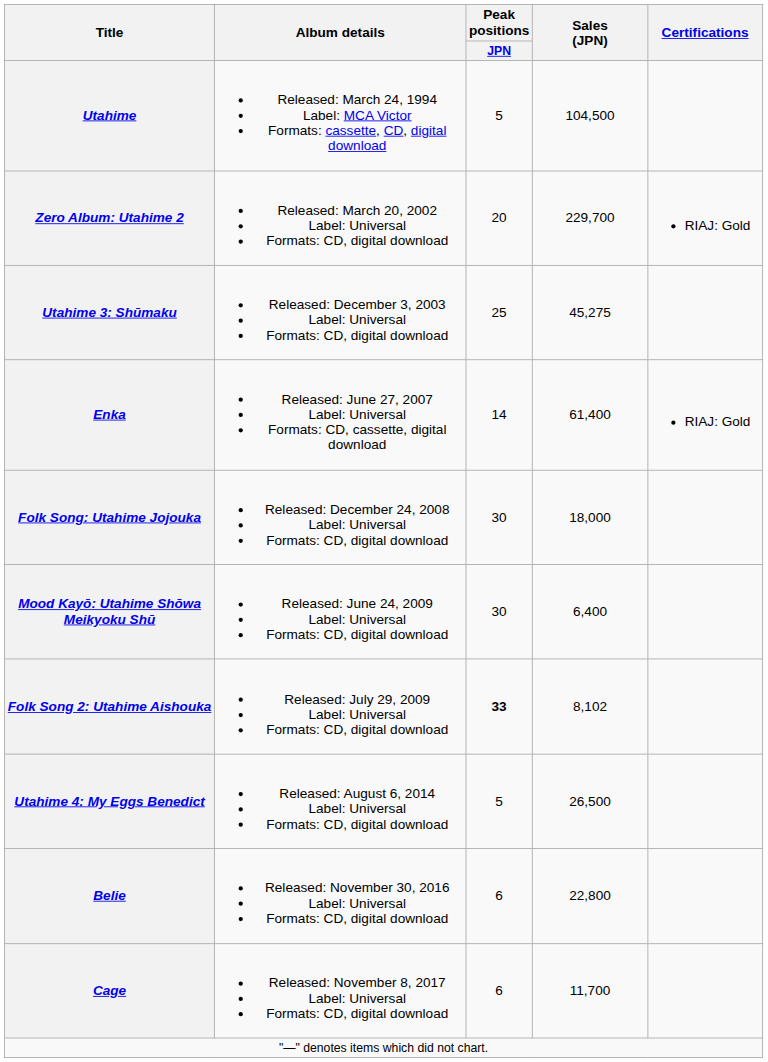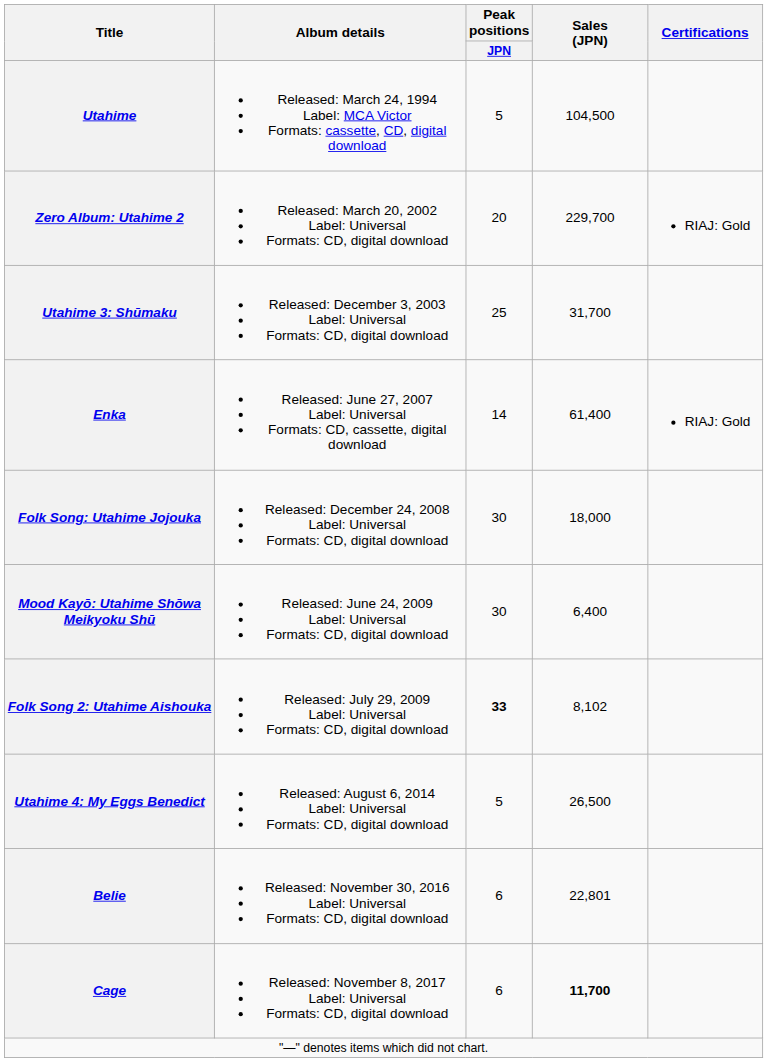(590, 312) 45,275 -> (590, 312) 31,700
(590, 895) 22,800 -> (590, 895) 22,801
(590, 990) normal -> (590, 990) bold
